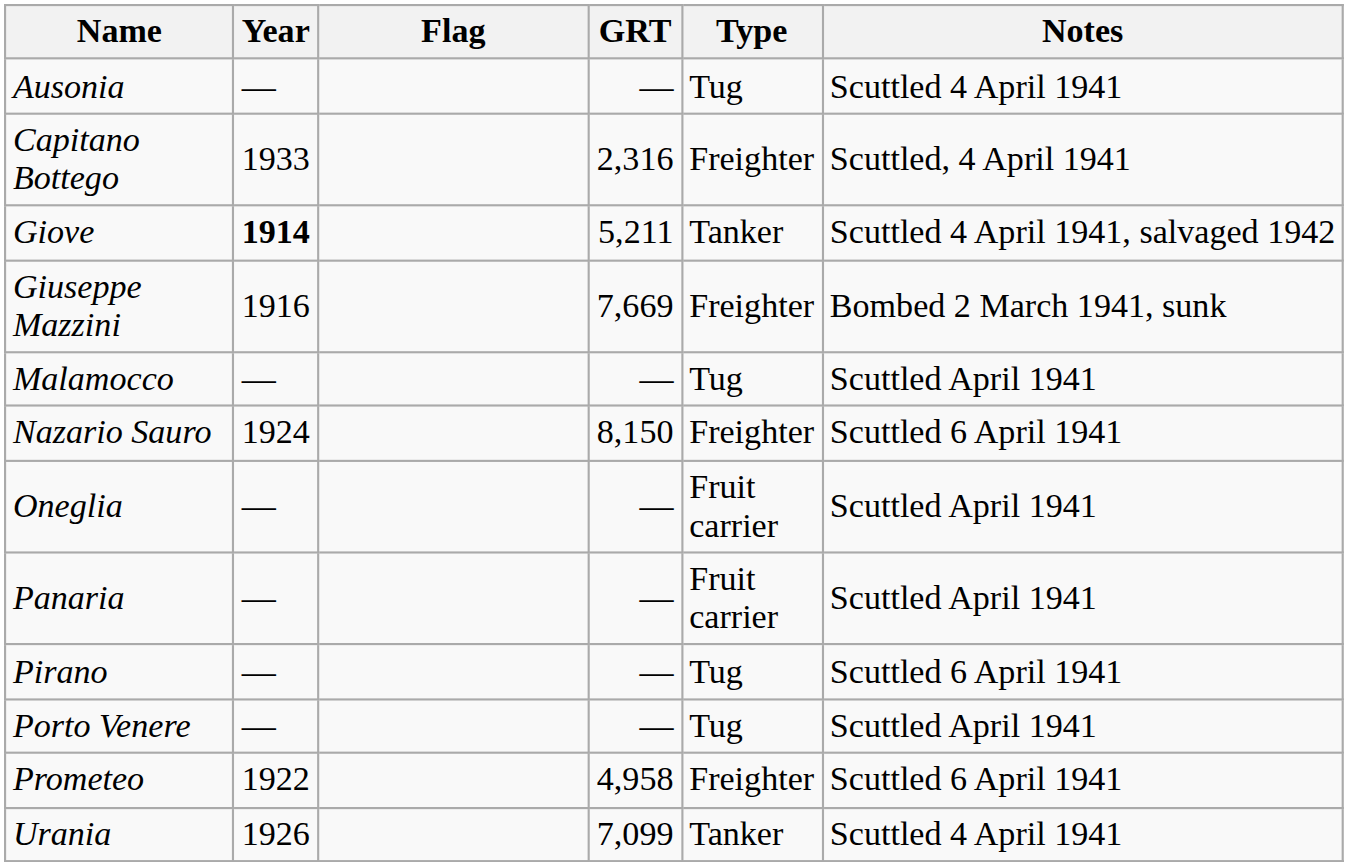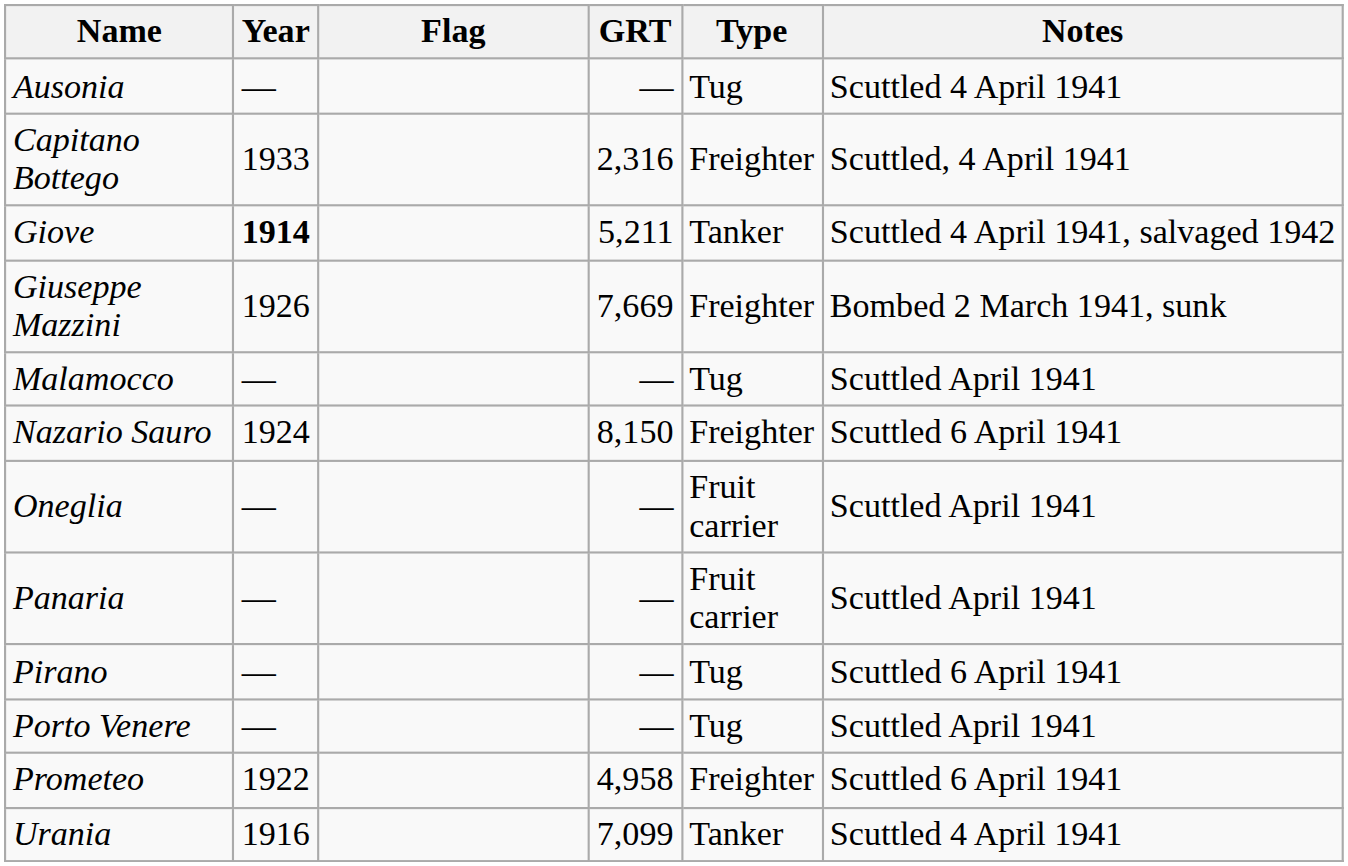(276, 305) 1916 -> (276, 305) 1926
(276, 833) 1926 -> (276, 833) 1916
